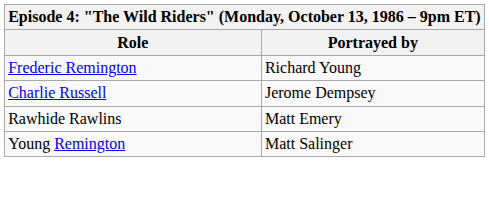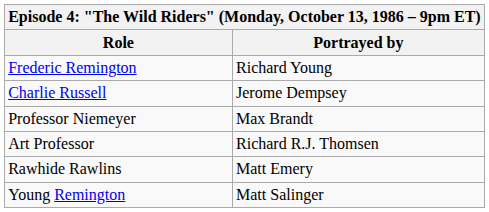+ row: (72, 118)
+ row: (51, 144)
